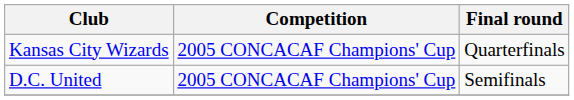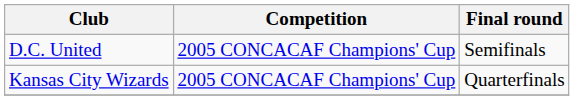rows swapped: (55, 79) <-> (89, 49)
